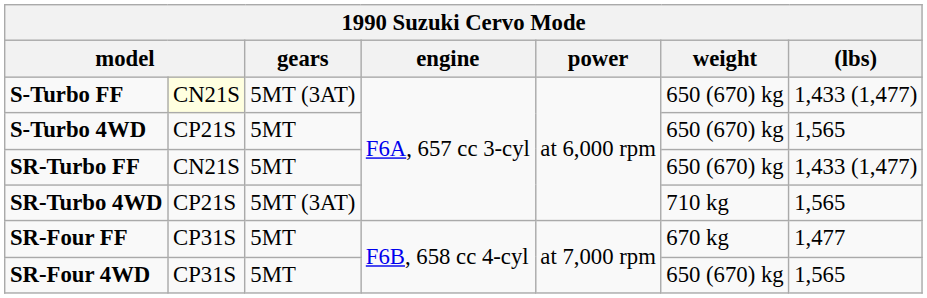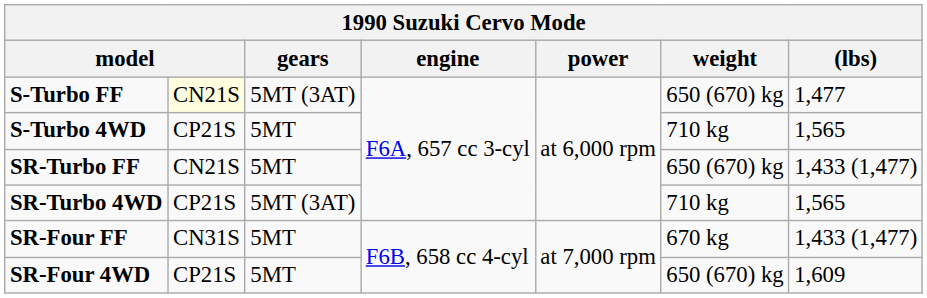(856, 94) 1,433 (1,477) -> (820, 94) 1,477
(725, 130) 650 (670) kg -> (698, 130) 710 kg
(205, 238) CP31S -> (206, 238) CN31S
(820, 238) 1,477 -> (856, 238) 1,433 (1,477)
(205, 274) CP31S -> (205, 274) CP21S
(820, 274) 1,565 -> (820, 274) 1,609
